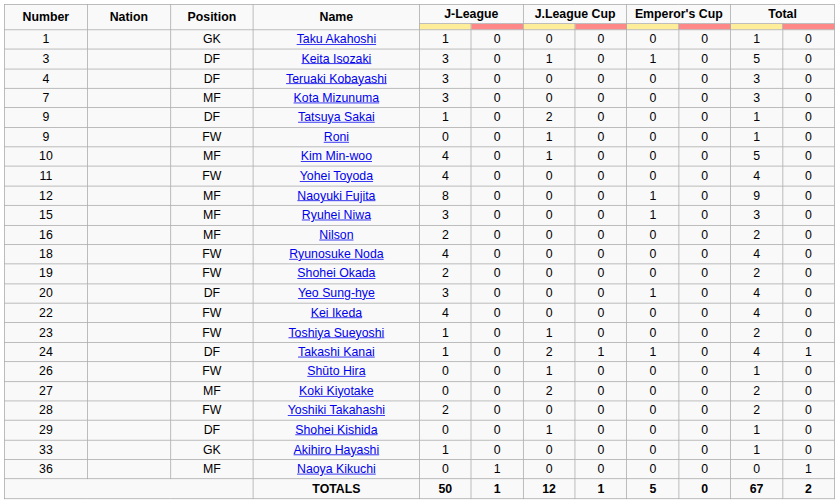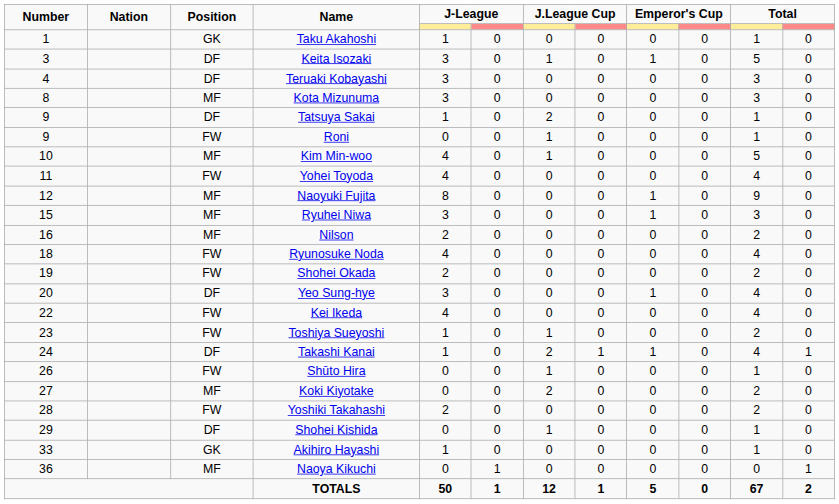(46, 98) 7 -> (46, 98) 8
